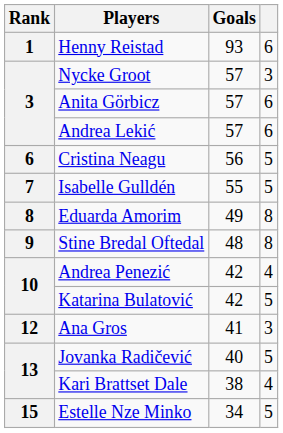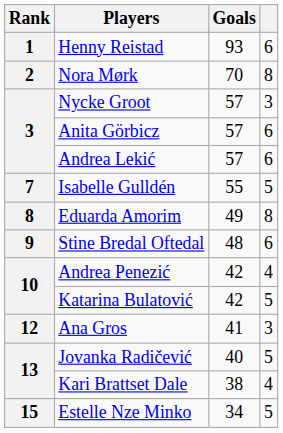+ row: (98, 74)
- row: (112, 159)
(269, 243) 8 -> (269, 243) 6
